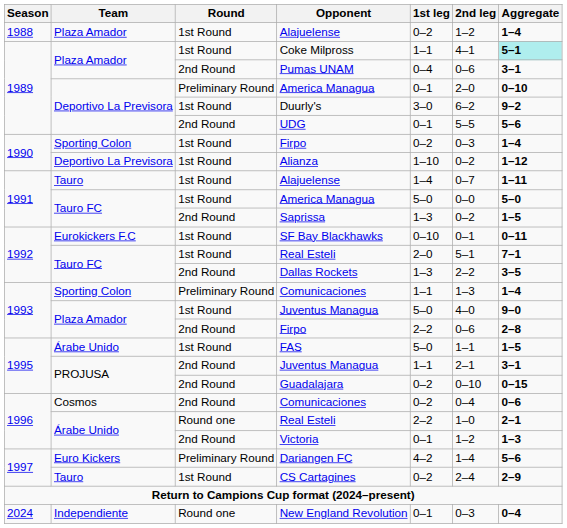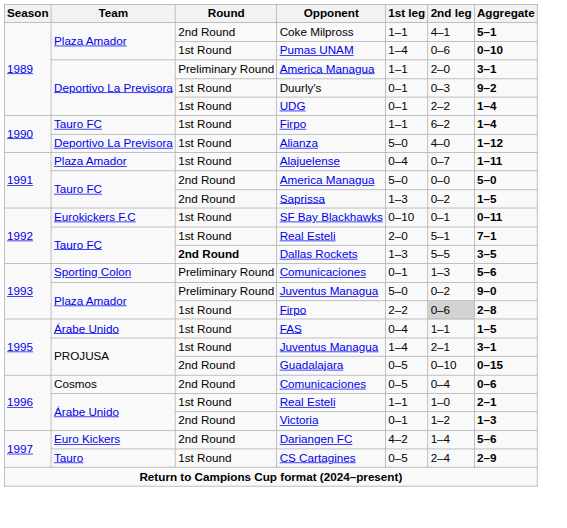- row: (20, 32)
(205, 50) 1st Round -> (207, 32) 2nd Round
(511, 50) paleturquoise background -> (487, 32) no background
(207, 69) 2nd Round -> (205, 50) 1st Round
(423, 69) 0–4 -> (398, 50) 1–4
(511, 69) 3–1 -> (490, 50) 0–10
(423, 87) 0–1 -> (398, 69) 1–1
(515, 87) 0–10 -> (487, 69) 3–1
(423, 106) 3–0 -> (398, 87) 0–1
(465, 106) 6–2 -> (440, 87) 0–3
(207, 124) 2nd Round -> (205, 106) 1st Round
(465, 124) 5–5 -> (440, 106) 2–2
(511, 124) 5–6 -> (487, 106) 1–4
(93, 143) Sporting Colon -> (78, 124) Tauro FC
(423, 143) 0–2 -> (398, 124) 1–1
(465, 143) 0–3 -> (440, 124) 6–2
(426, 161) 1–10 -> (398, 143) 5–0
(465, 161) 0–2 -> (440, 143) 4–0
(69, 180) Tauro -> (90, 161) Plaza Amador
(423, 180) 1–4 -> (398, 161) 0–4
(205, 198) 1st Round -> (207, 180) 2nd Round
(207, 273) normal -> (209, 254) bold
(465, 273) 2–2 -> (440, 254) 5–5
(423, 291) 1–1 -> (398, 273) 0–1
(511, 291) 1–4 -> (487, 273) 5–6
(205, 310) 1st Round -> (226, 291) Preliminary Round
(465, 310) 4–0 -> (440, 291) 0–2
(207, 328) 2nd Round -> (205, 310) 1st Round
(465, 328) no background -> (440, 310) lightgrey background
(423, 347) 5–0 -> (398, 328) 0–4
(207, 365) 2nd Round -> (205, 347) 1st Round
(423, 365) 1–1 -> (398, 347) 1–4
(423, 384) 0–2 -> (398, 365) 0–5
(423, 402) 0–2 -> (398, 384) 0–5
(207, 421) Round one -> (205, 402) 1st Round
(423, 421) 2–2 -> (398, 402) 1–1
(226, 458) Preliminary Round -> (207, 439) 2nd Round
(423, 476) 0–2 -> (398, 458) 0–5
- row: (20, 513)
